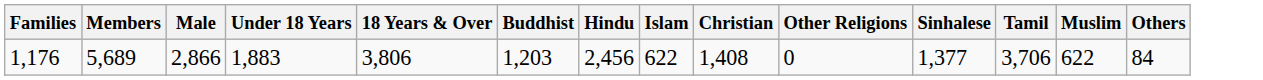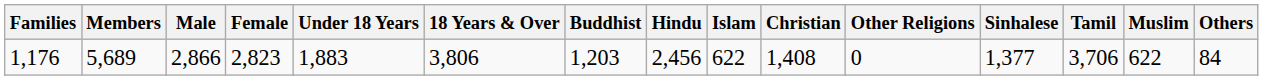+ column: (260, 23)
